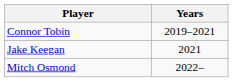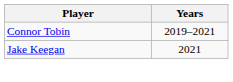- row: (41, 67)
